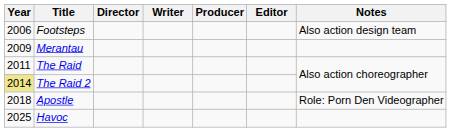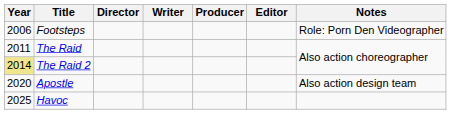(358, 30) Also action design team -> (371, 30) Role: Porn Den Videographer
- row: (60, 48)
(19, 100) 2018 -> (19, 83) 2020
(371, 100) Role: Porn Den Videographer -> (358, 83) Also action design team
